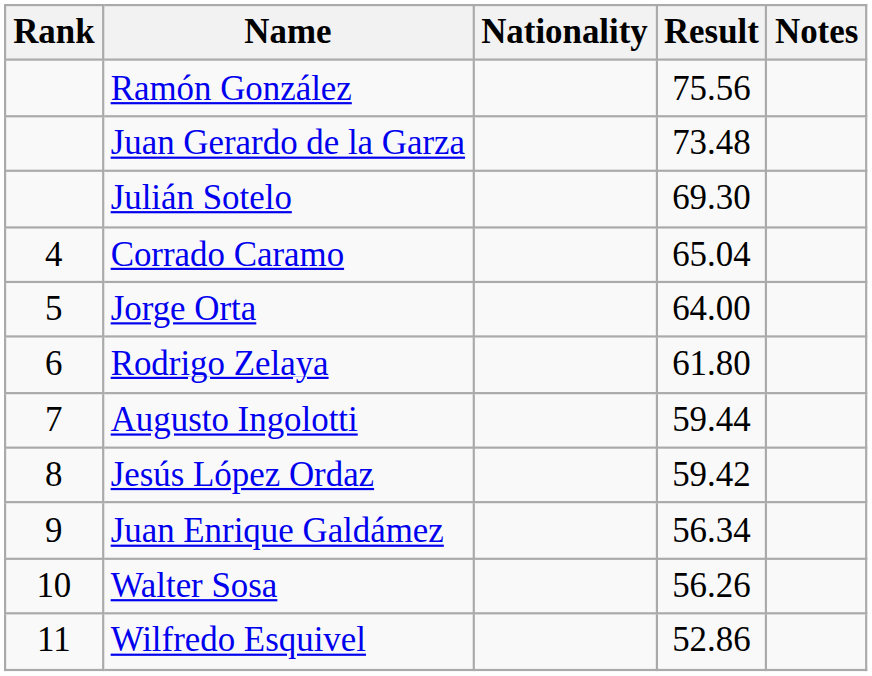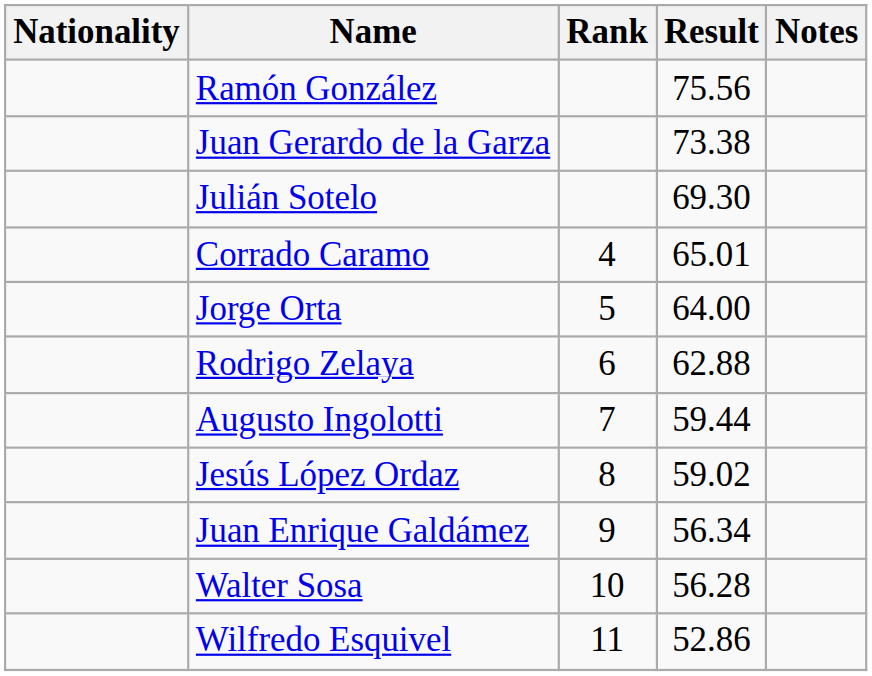columns swapped: (54, 32) <-> (564, 32)
(711, 142) 73.48 -> (711, 142) 73.38
(711, 253) 65.04 -> (711, 253) 65.01
(711, 364) 61.80 -> (711, 364) 62.88
(711, 474) 59.42 -> (711, 474) 59.02
(711, 585) 56.26 -> (711, 585) 56.28
